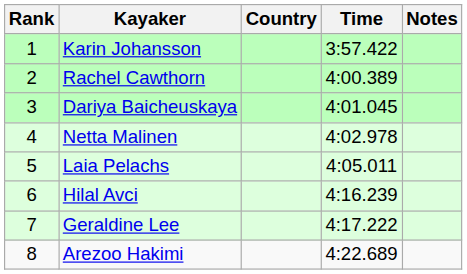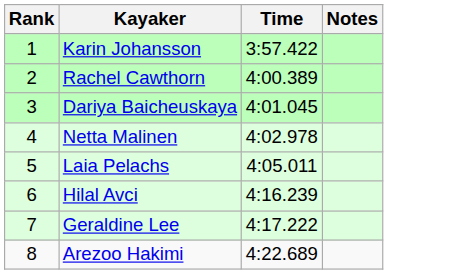- column: (281, 19)
